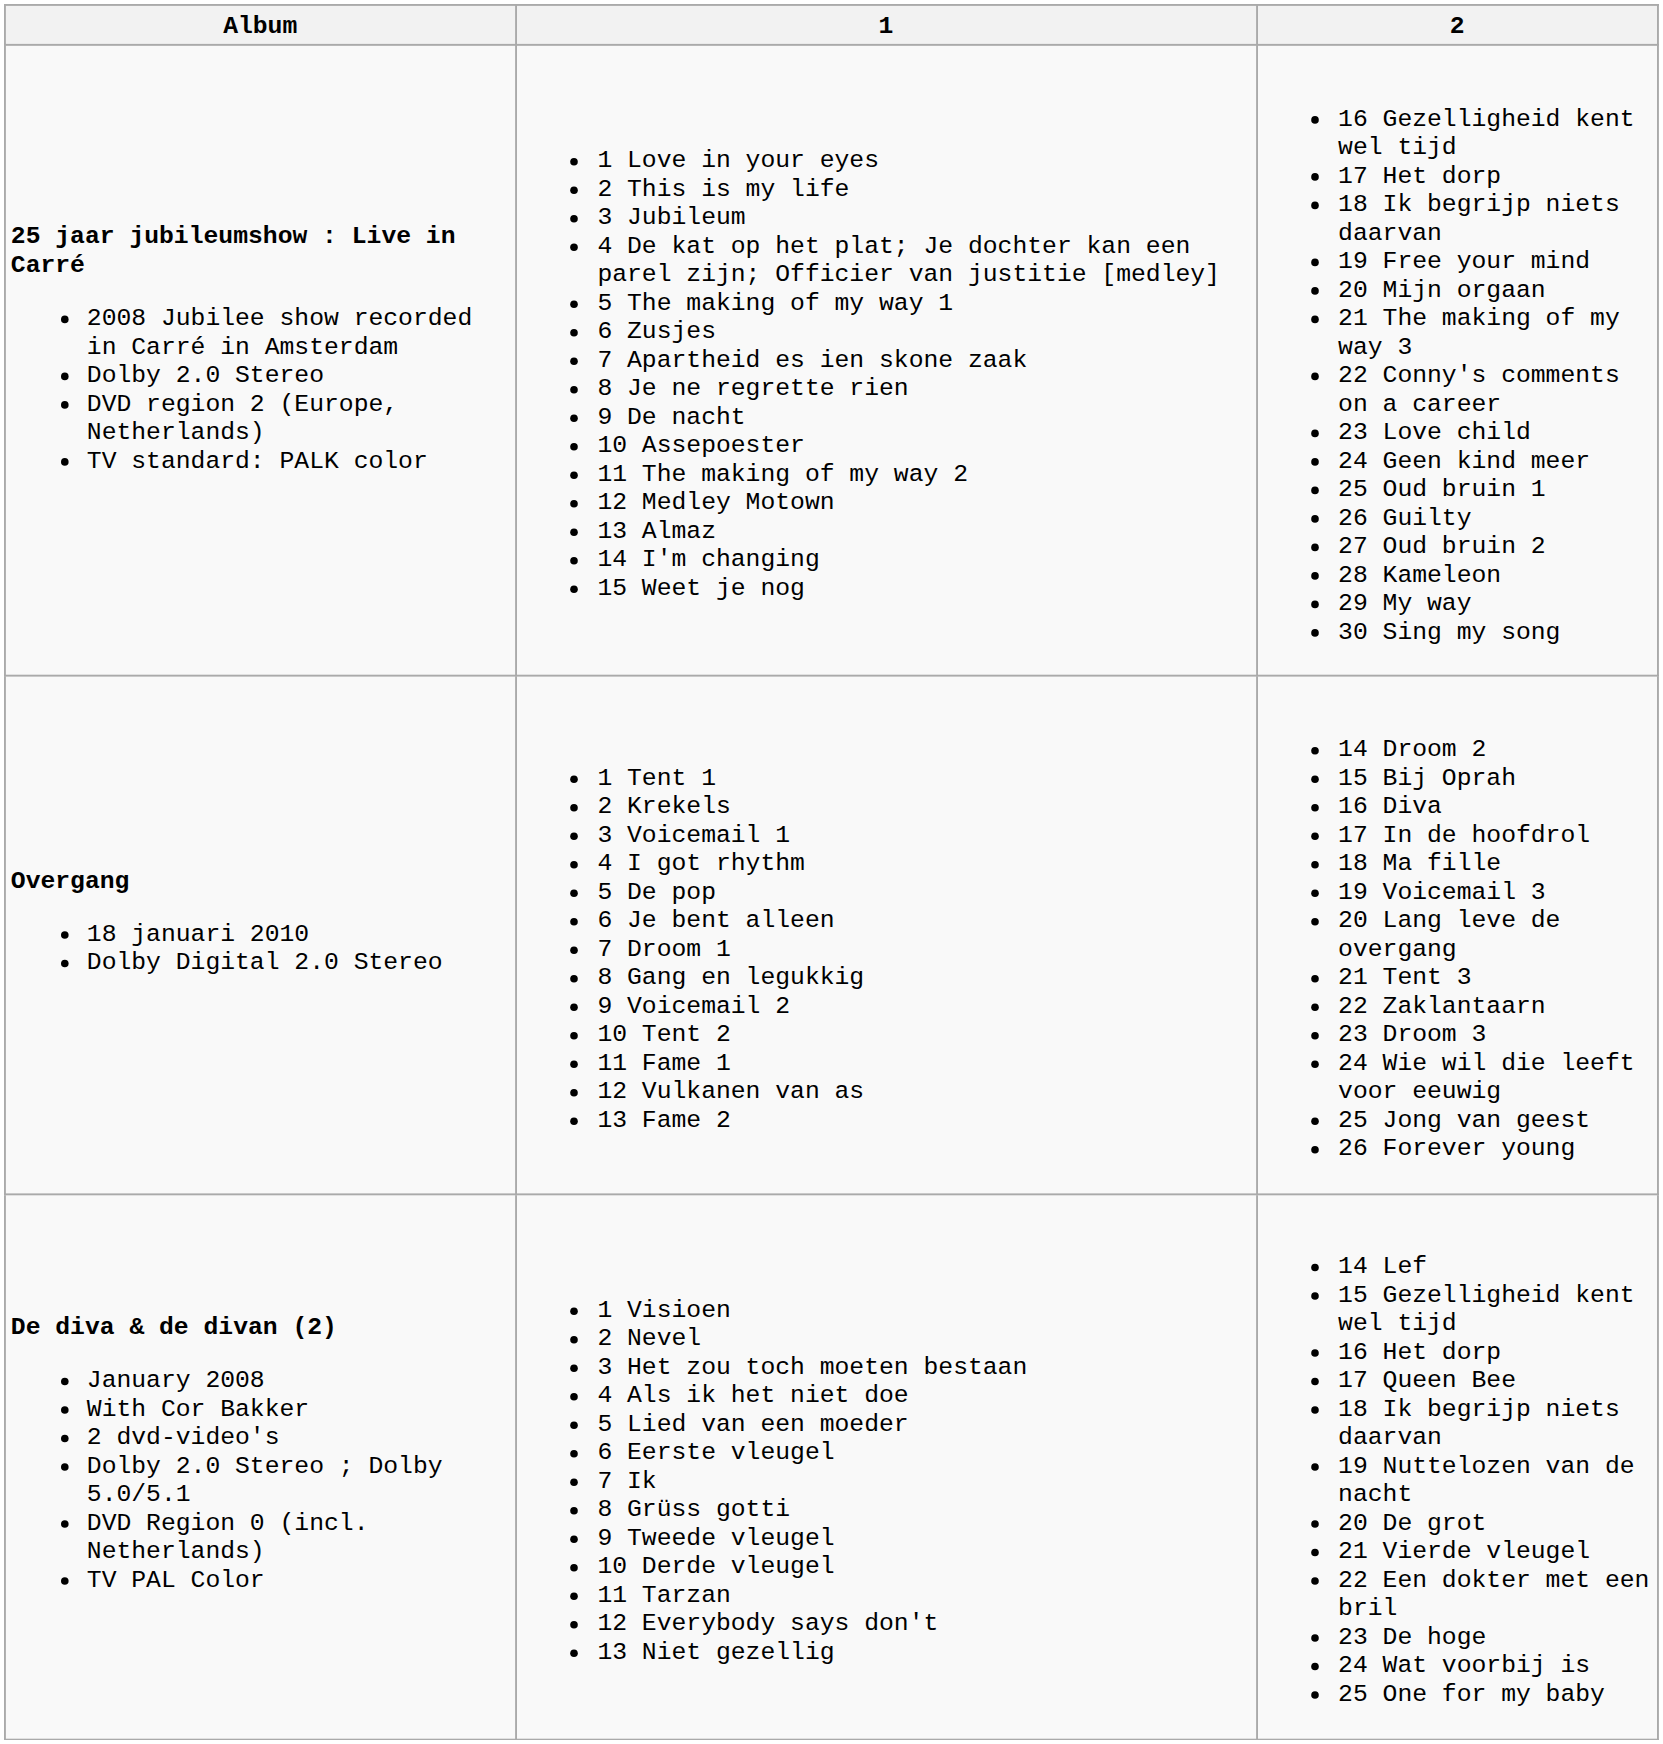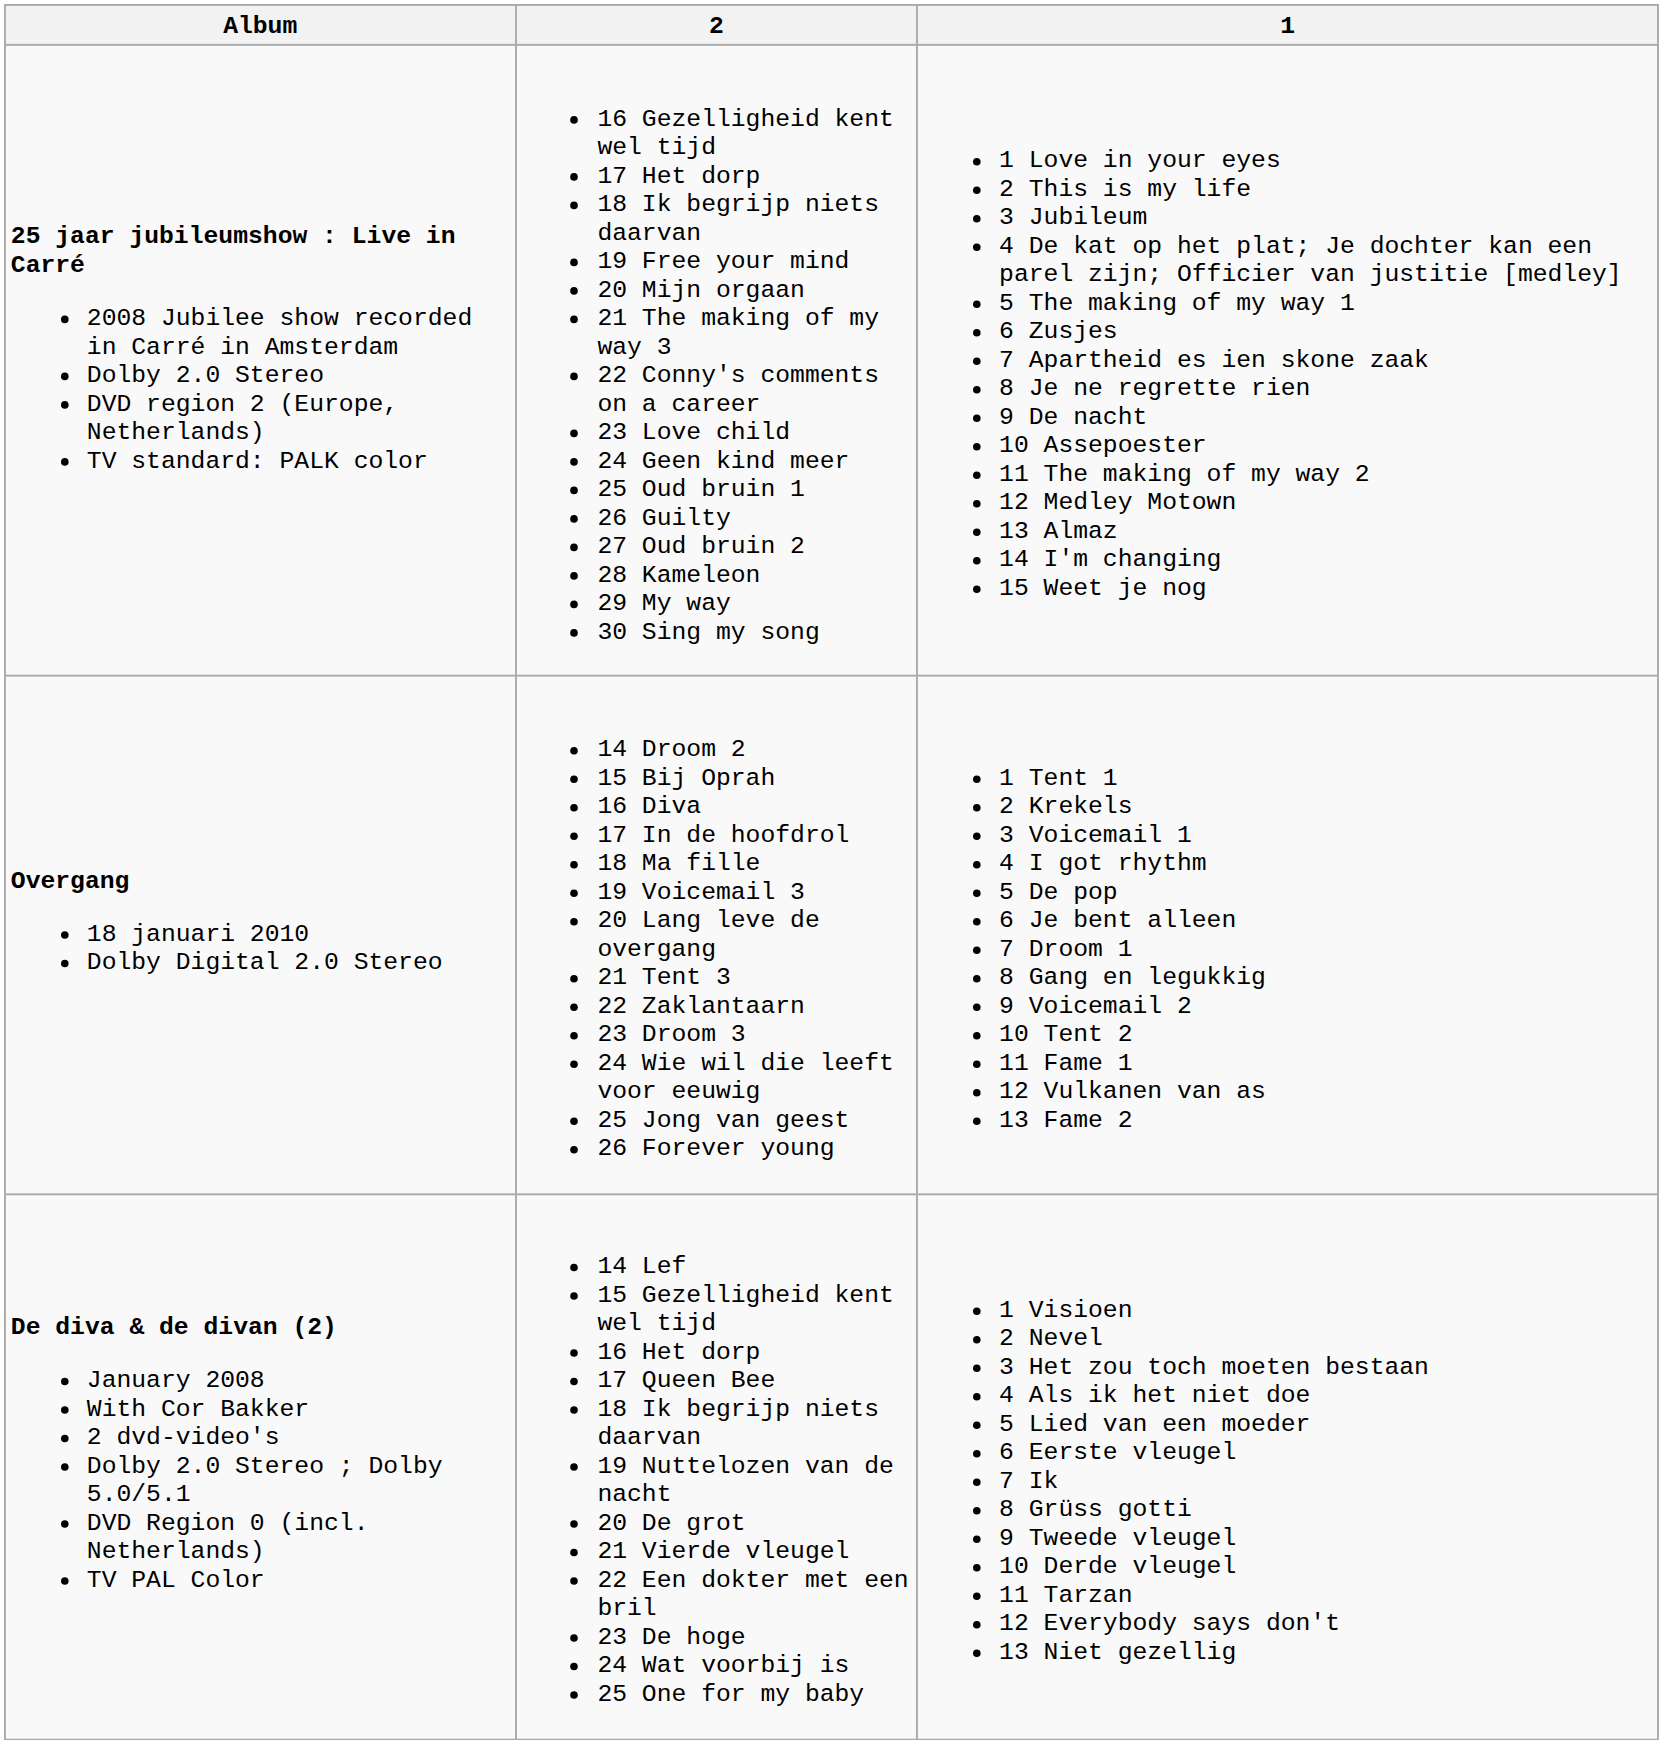columns swapped: (886, 25) <-> (1457, 25)
